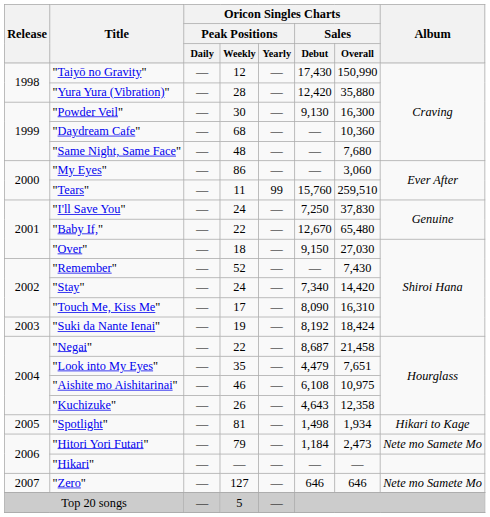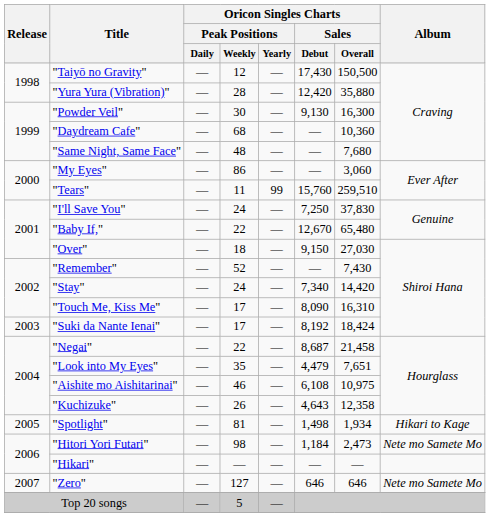(357, 72) 150,990 -> (357, 72) 150,500
(239, 326) 19 -> (239, 326) 17
(239, 444) 79 -> (239, 444) 98
